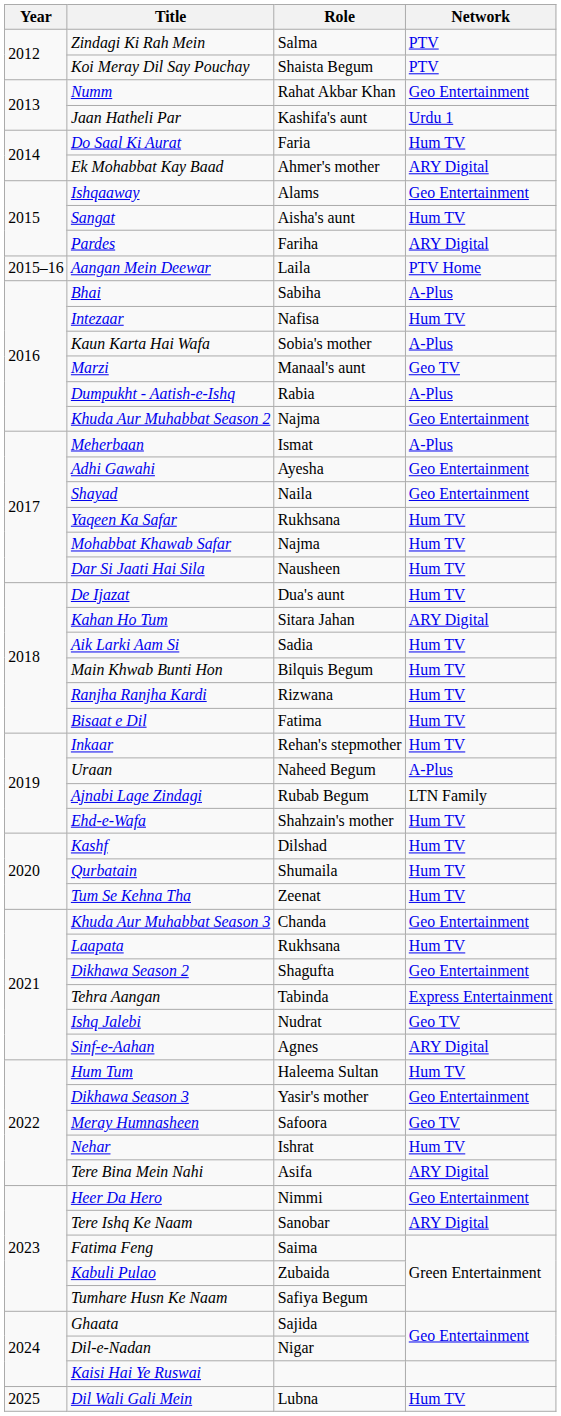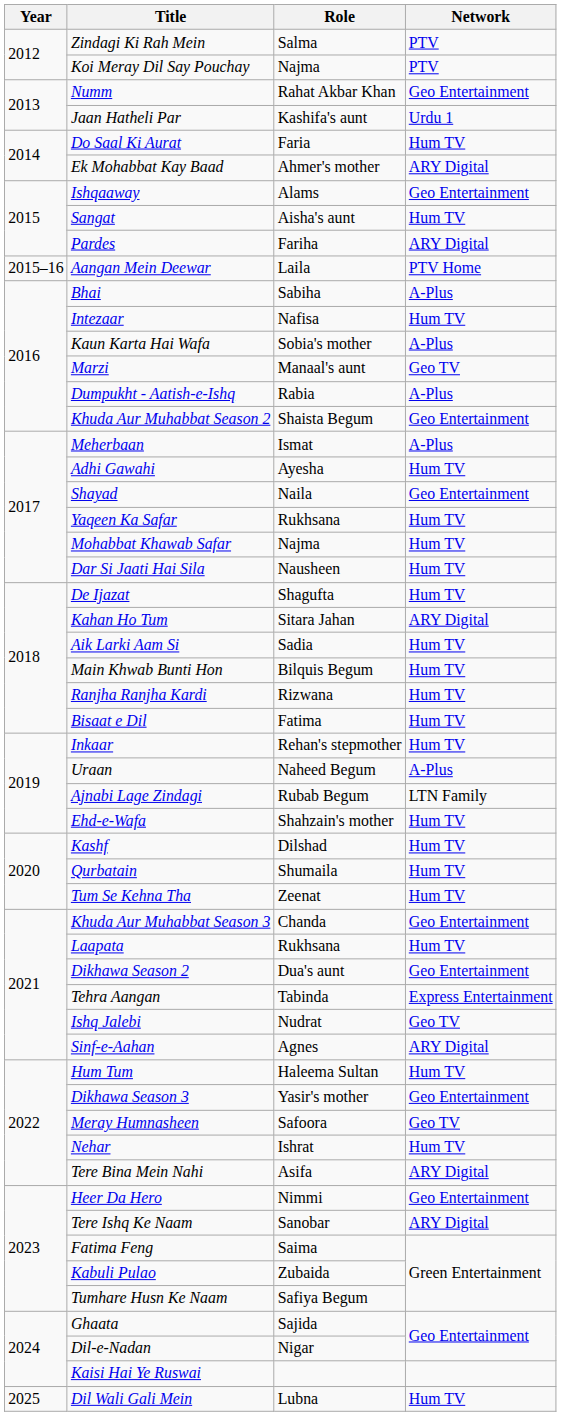(325, 67) Shaista Begum -> (299, 67) Najma
(299, 419) Najma -> (325, 419) Shaista Begum
(469, 469) Geo Entertainment -> (437, 469) Hum TV
(311, 594) Dua's aunt -> (306, 594) Shagufta
(306, 971) Shagufta -> (311, 971) Dua's aunt
